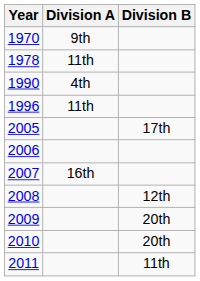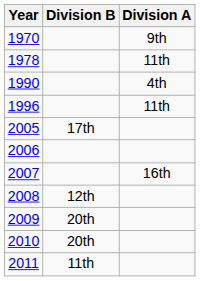columns swapped: (81, 15) <-> (156, 15)
